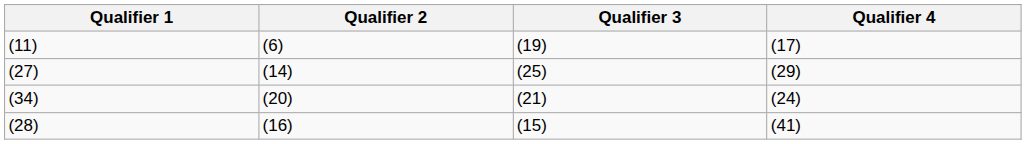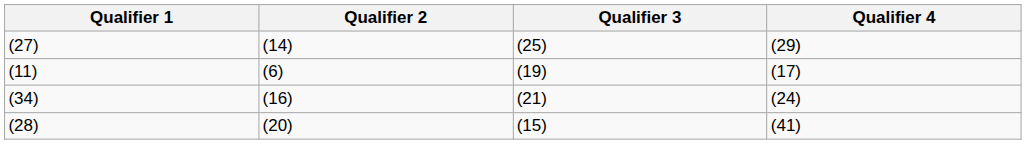rows swapped: (23, 44) <-> (24, 71)
(278, 98) (20) -> (278, 98) (16)
(278, 125) (16) -> (278, 125) (20)
